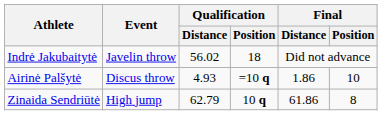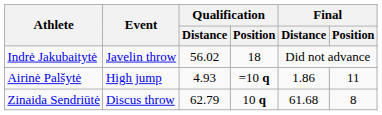(140, 78) Discus throw -> (134, 78) High jump
(353, 78) 10 -> (353, 78) 11
(134, 99) High jump -> (140, 99) Discus throw
(304, 99) 61.86 -> (304, 99) 61.68
